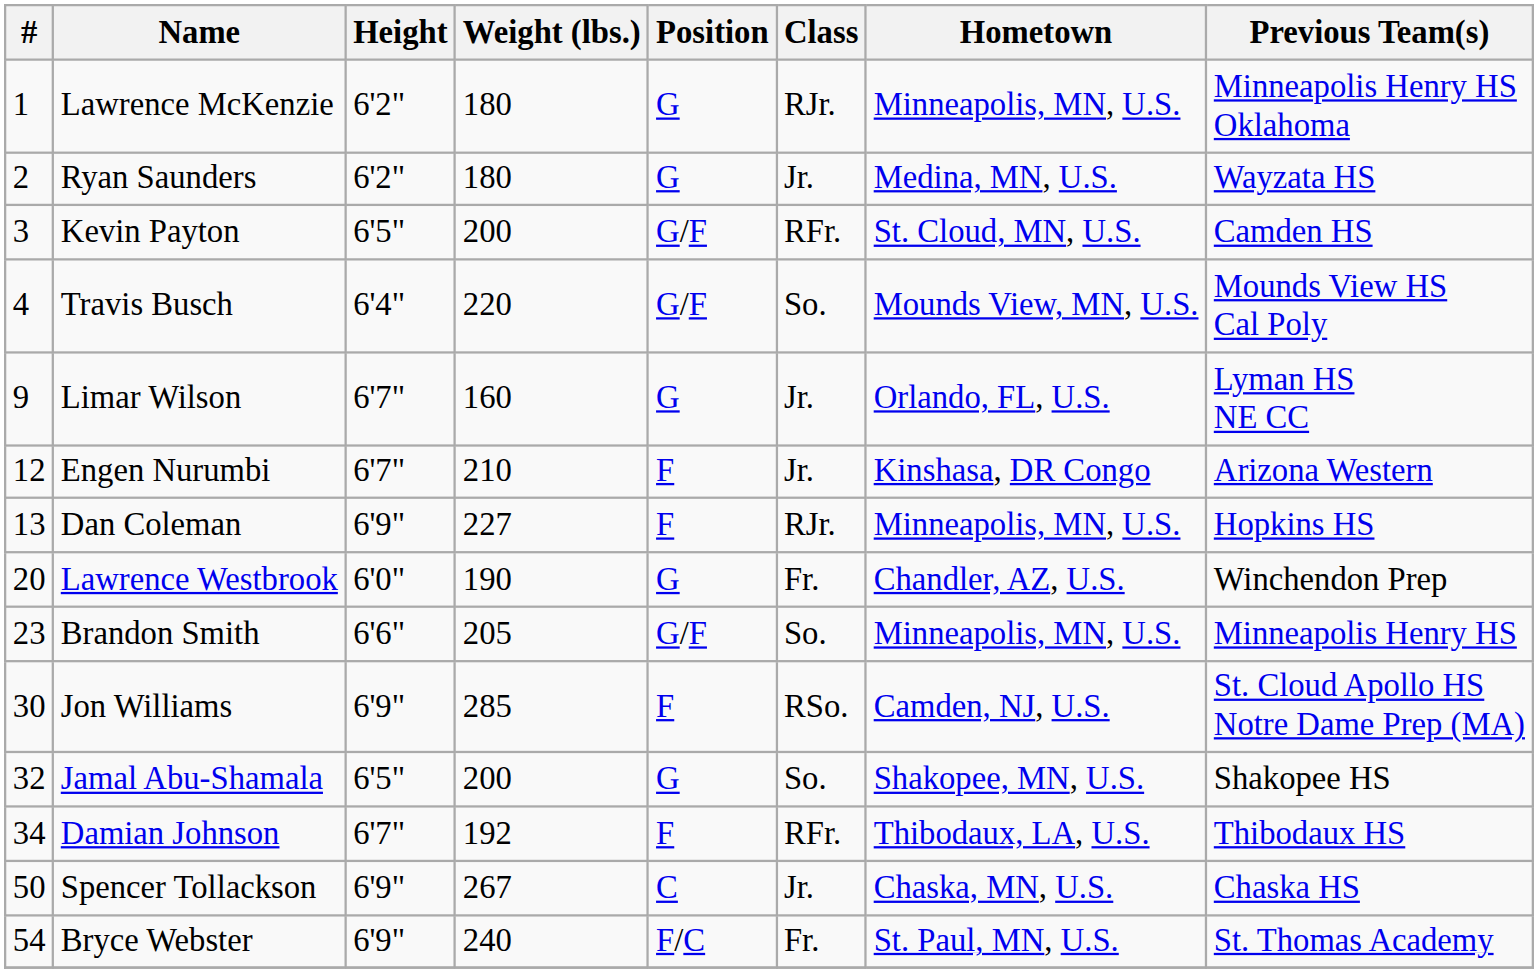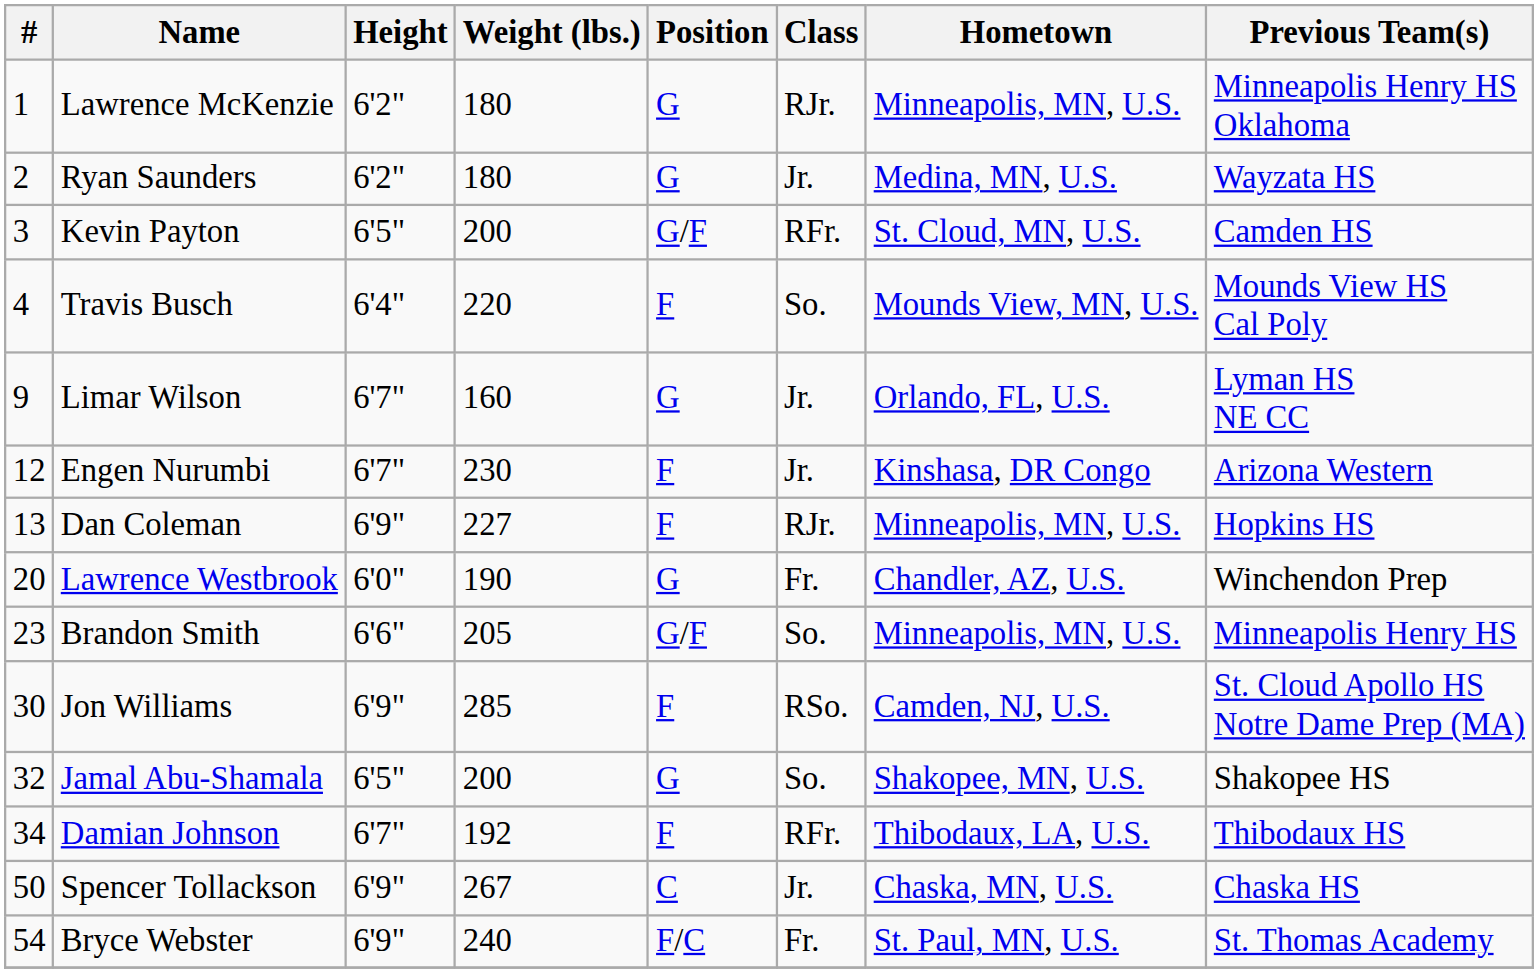(682, 305) G/F -> (665, 305) F
(487, 471) 210 -> (487, 471) 230
